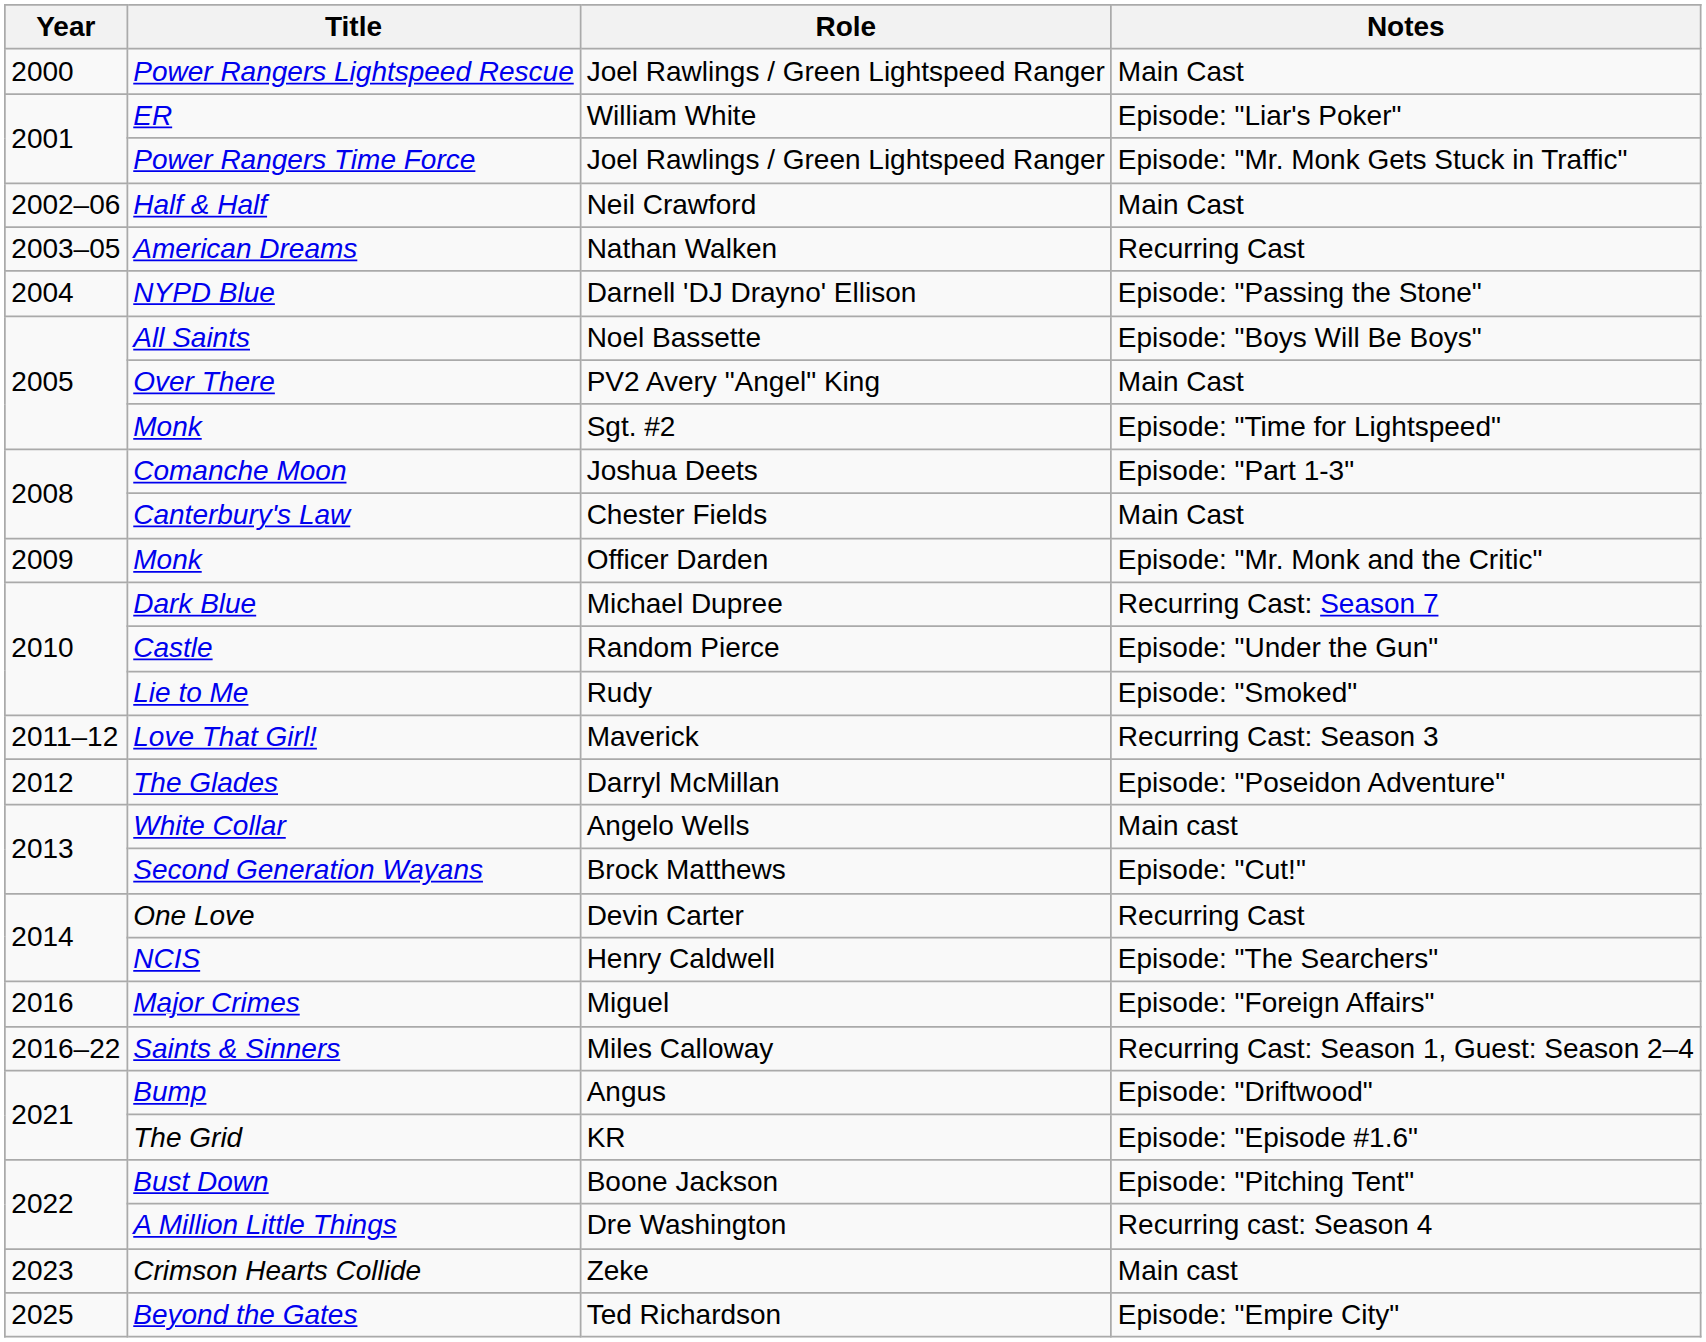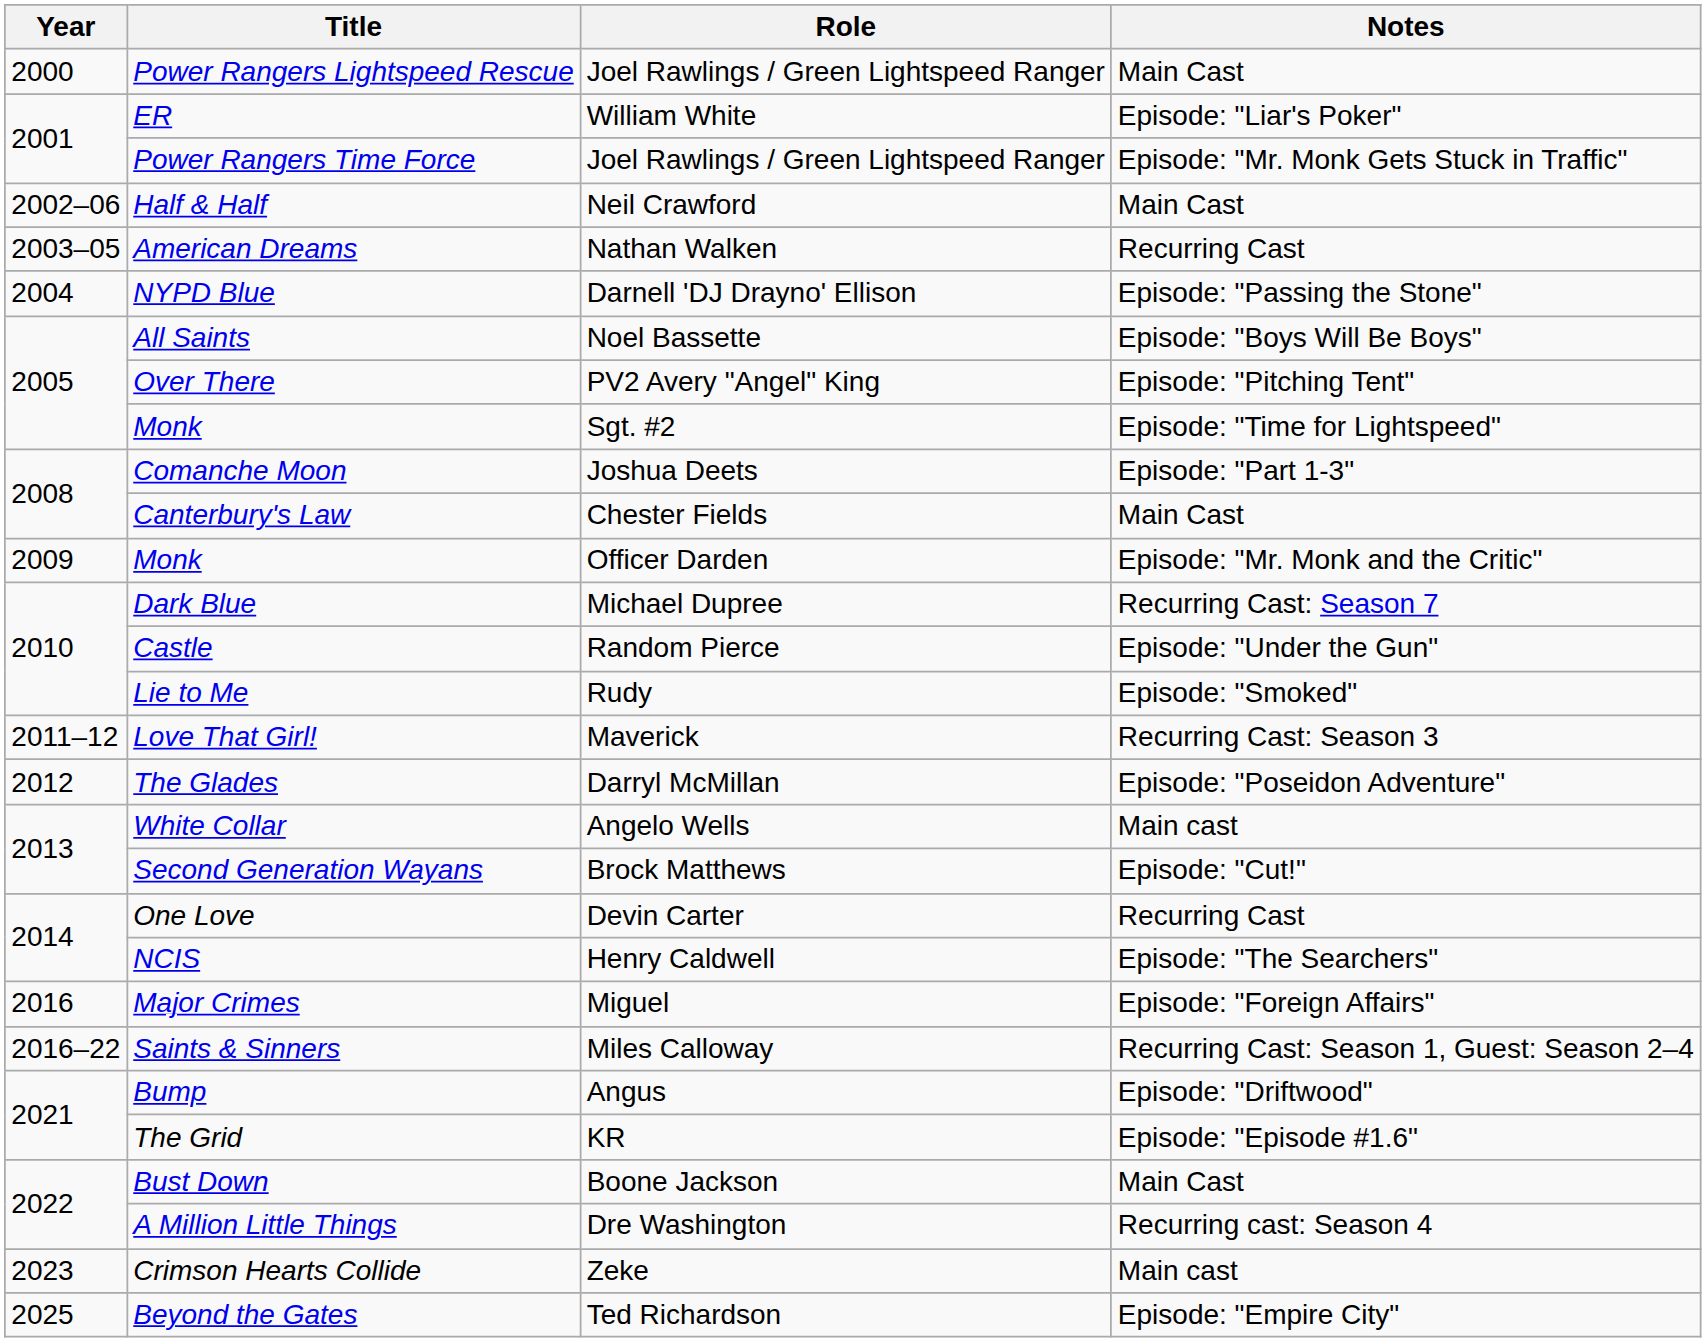(1181, 381) Main Cast -> (1266, 381) Episode: "Pitching Tent"
(1266, 1181) Episode: "Pitching Tent" -> (1181, 1181) Main Cast
